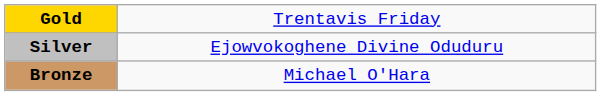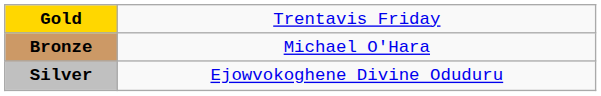rows swapped: (61, 47) <-> (61, 76)
